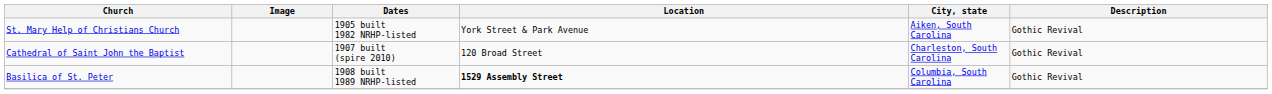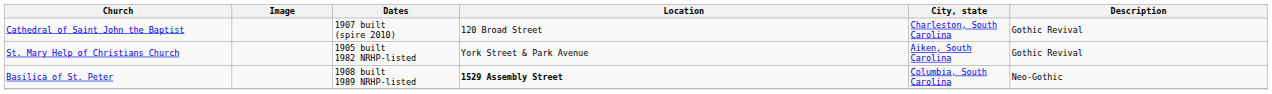rows swapped: (93, 30) <-> (95, 53)
(1047, 77) Gothic Revival -> (1037, 77) Neo-Gothic
